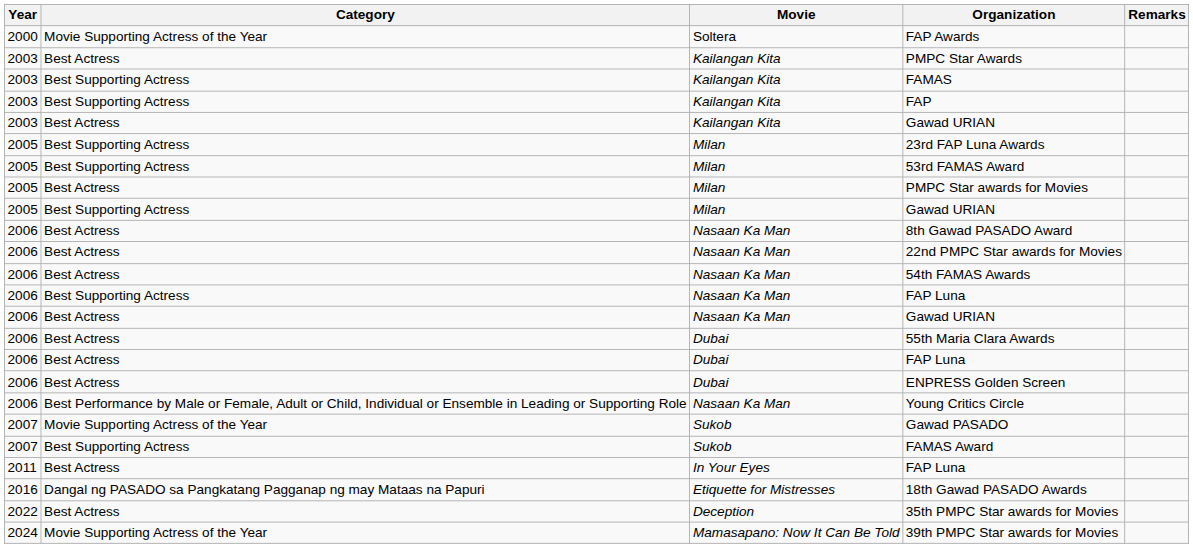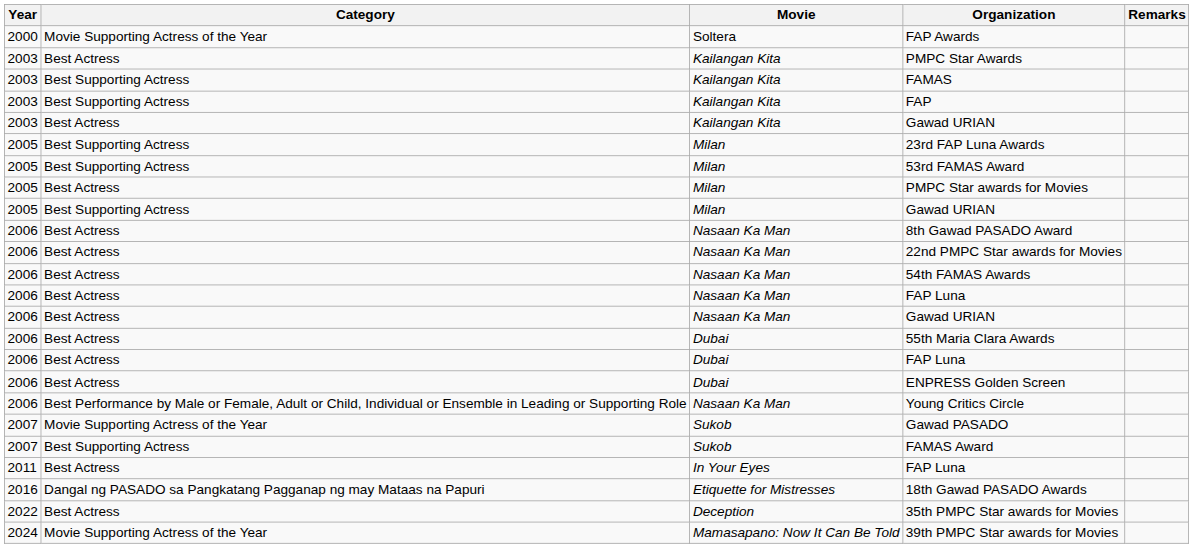(117, 295) Best Supporting Actress -> (82, 295) Best Actress
